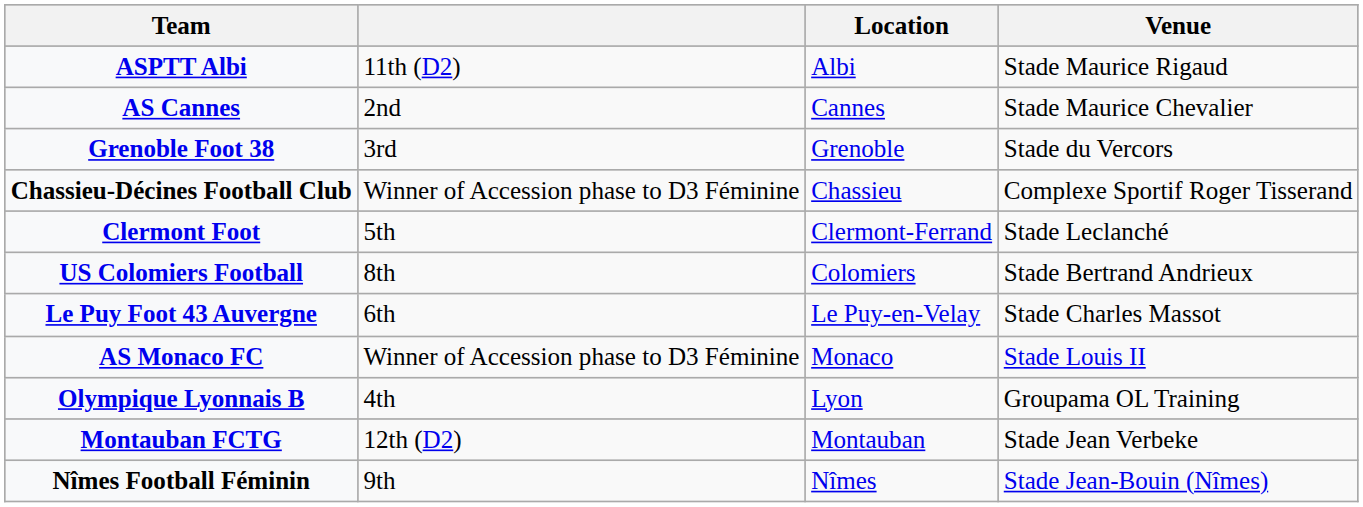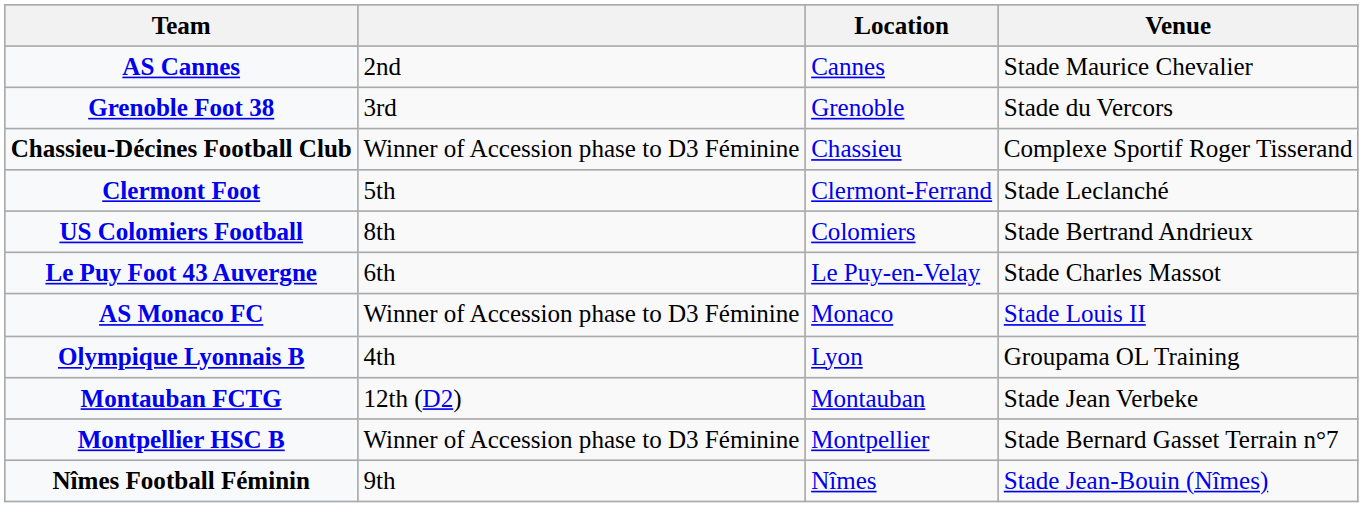- row: (181, 66)
+ row: (181, 438)
